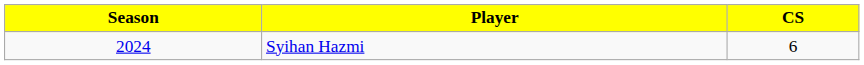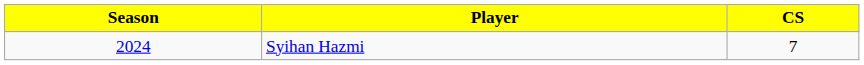(793, 45) 6 -> (793, 45) 7
